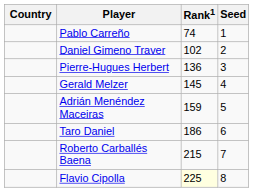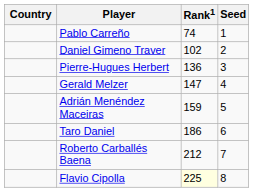(193, 85) 145 -> (193, 85) 147
(193, 155) 215 -> (193, 155) 212
